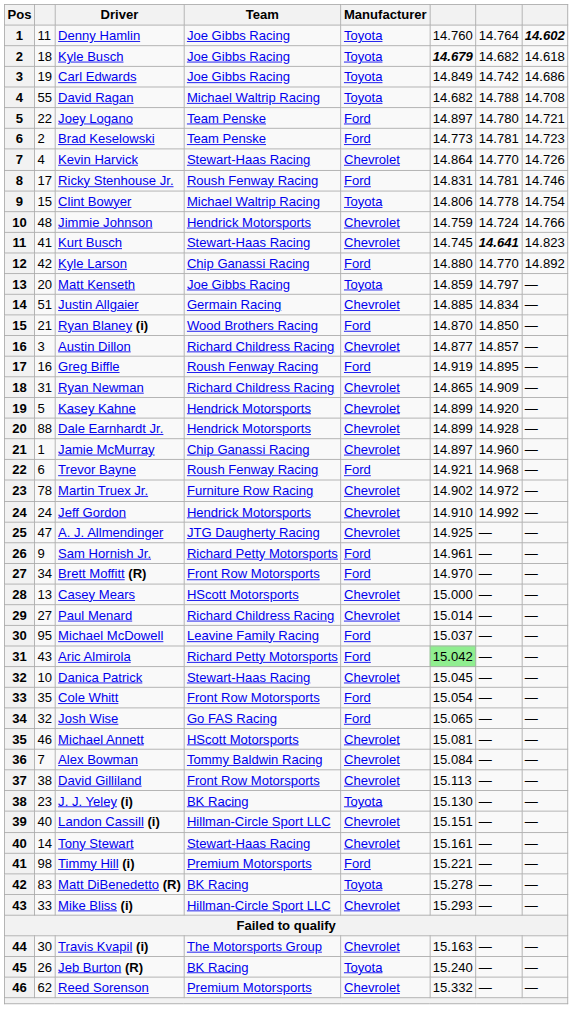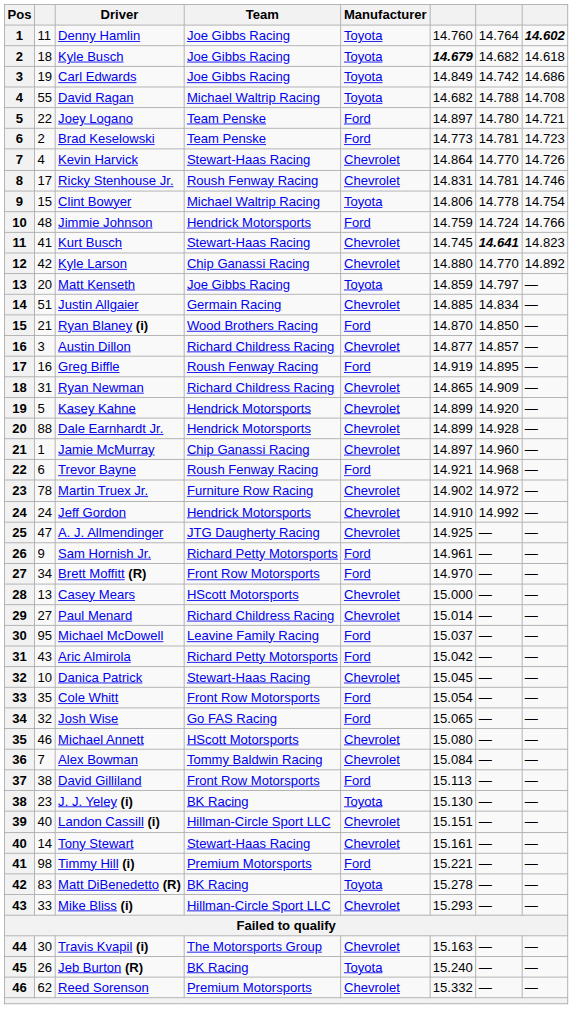(357, 181) Ford -> (372, 181) Chevrolet
(372, 222) Chevrolet -> (357, 222) Ford
(357, 263) Ford -> (372, 263) Chevrolet
(453, 656) lightgreen background -> (453, 656) no background
(453, 739) 15.081 -> (453, 739) 15.080
(372, 781) Chevrolet -> (357, 781) Ford
